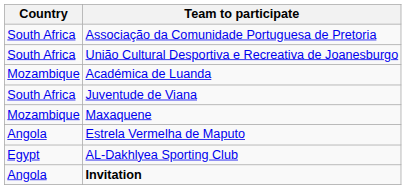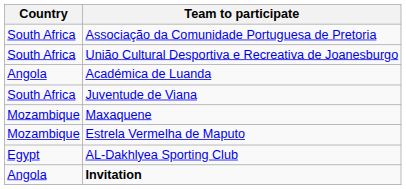(43, 74) Mozambique -> (27, 74) Angola
(27, 134) Angola -> (43, 134) Mozambique
